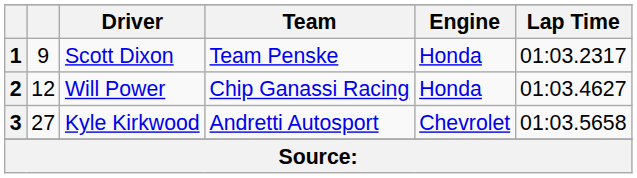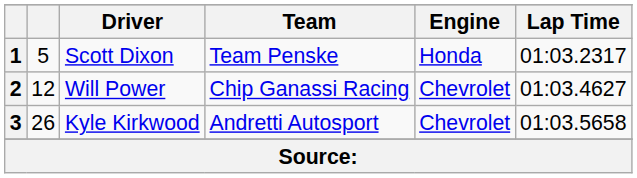(43, 55) 9 -> (43, 55) 5
(451, 89) Honda -> (465, 89) Chevrolet
(43, 123) 27 -> (43, 123) 26
